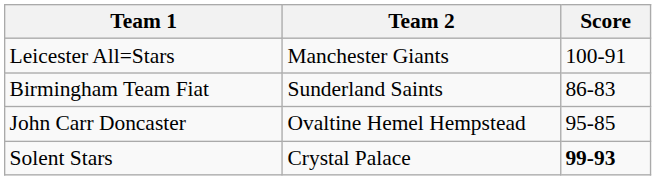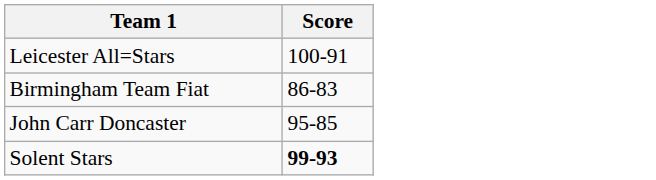- column: (421, 21)
